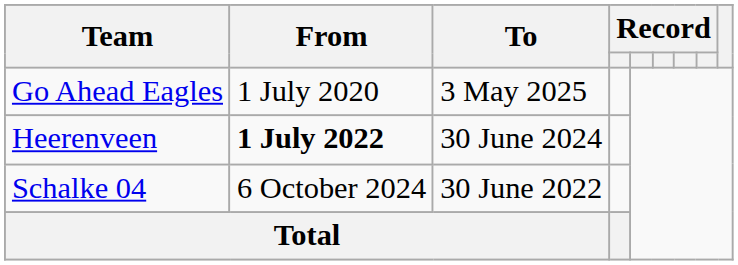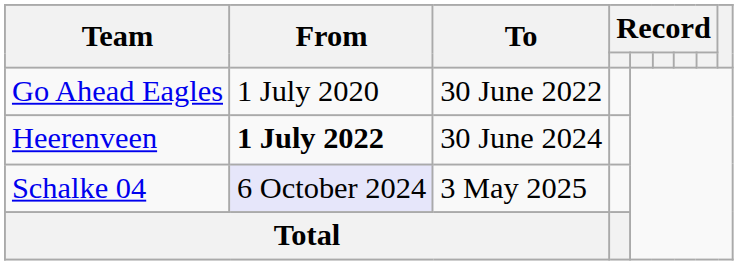(514, 90) 3 May 2025 -> (521, 90) 30 June 2022
(332, 187) no background -> (332, 187) lavender background
(521, 187) 30 June 2022 -> (514, 187) 3 May 2025
